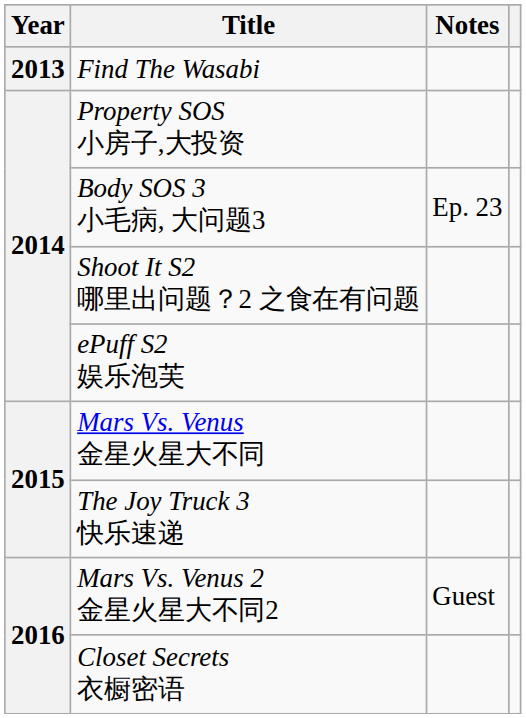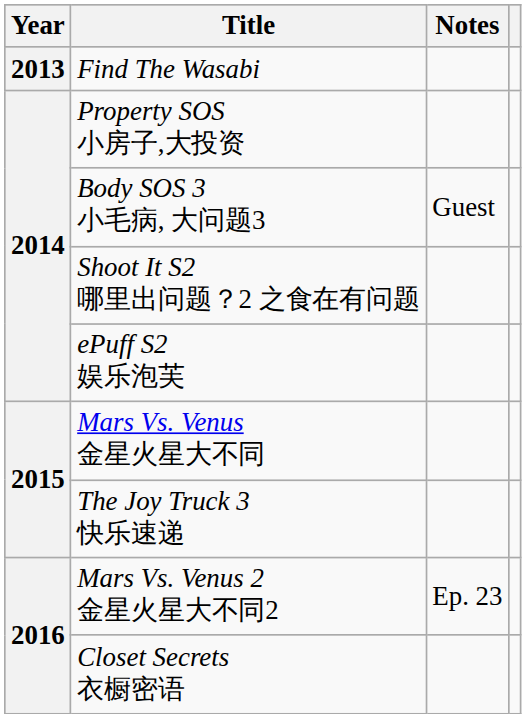(467, 206) Ep. 23 -> (464, 206) Guest
(464, 596) Guest -> (467, 596) Ep. 23
